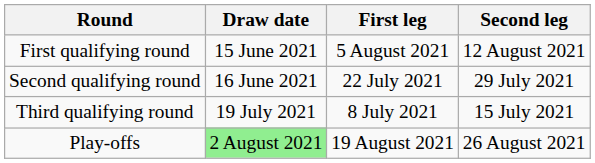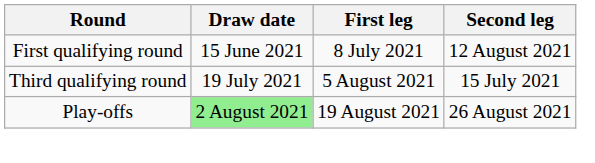(393, 50) 5 August 2021 -> (379, 50) 8 July 2021
- row: (105, 81)
(393, 111) 8 July 2021 -> (379, 81) 5 August 2021
